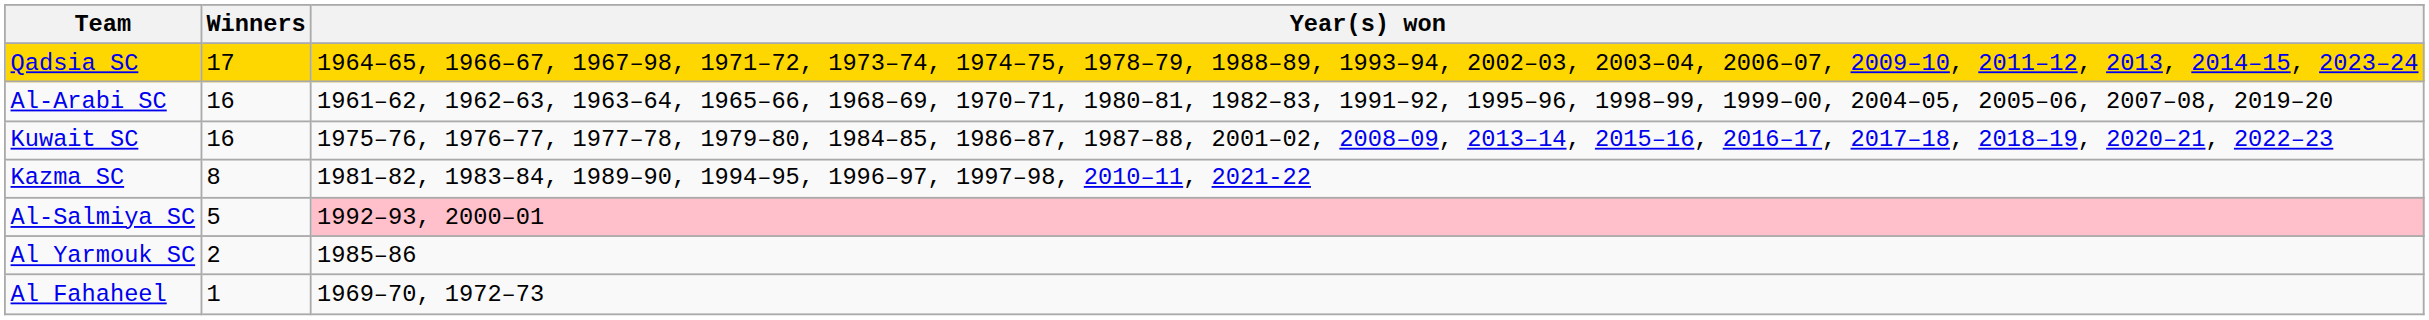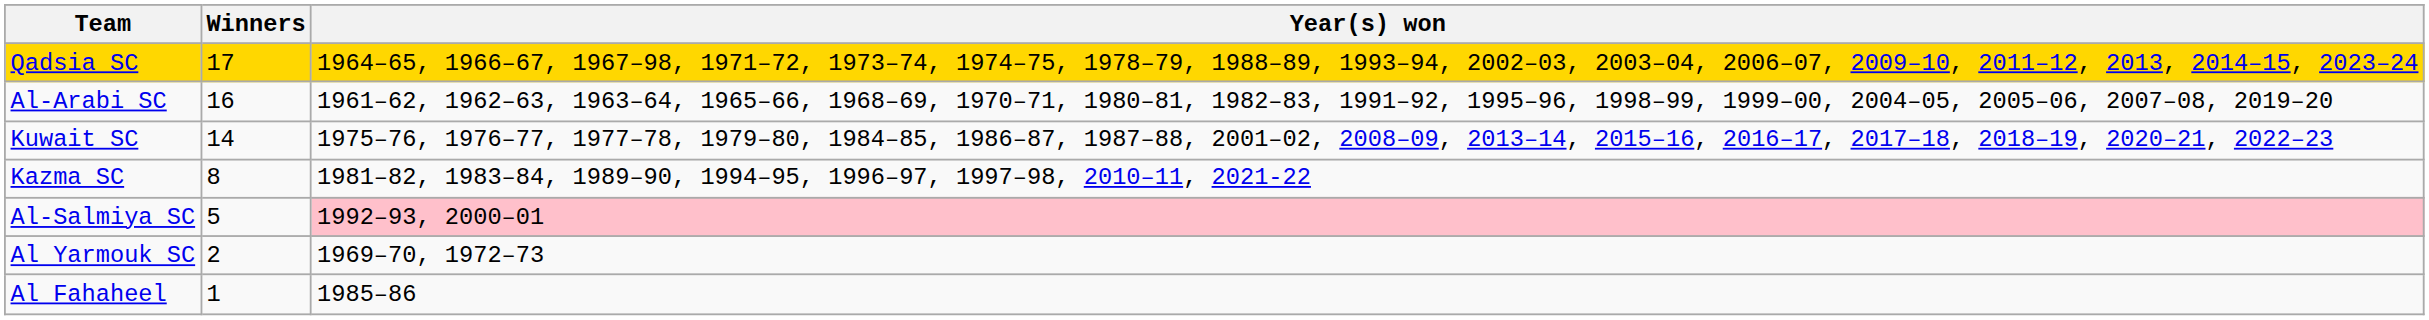(221, 140) 16 -> (221, 140) 14
(367, 256) 1985–86 -> (431, 256) 1969–70, 1972–73
(431, 294) 1969–70, 1972–73 -> (367, 294) 1985–86
